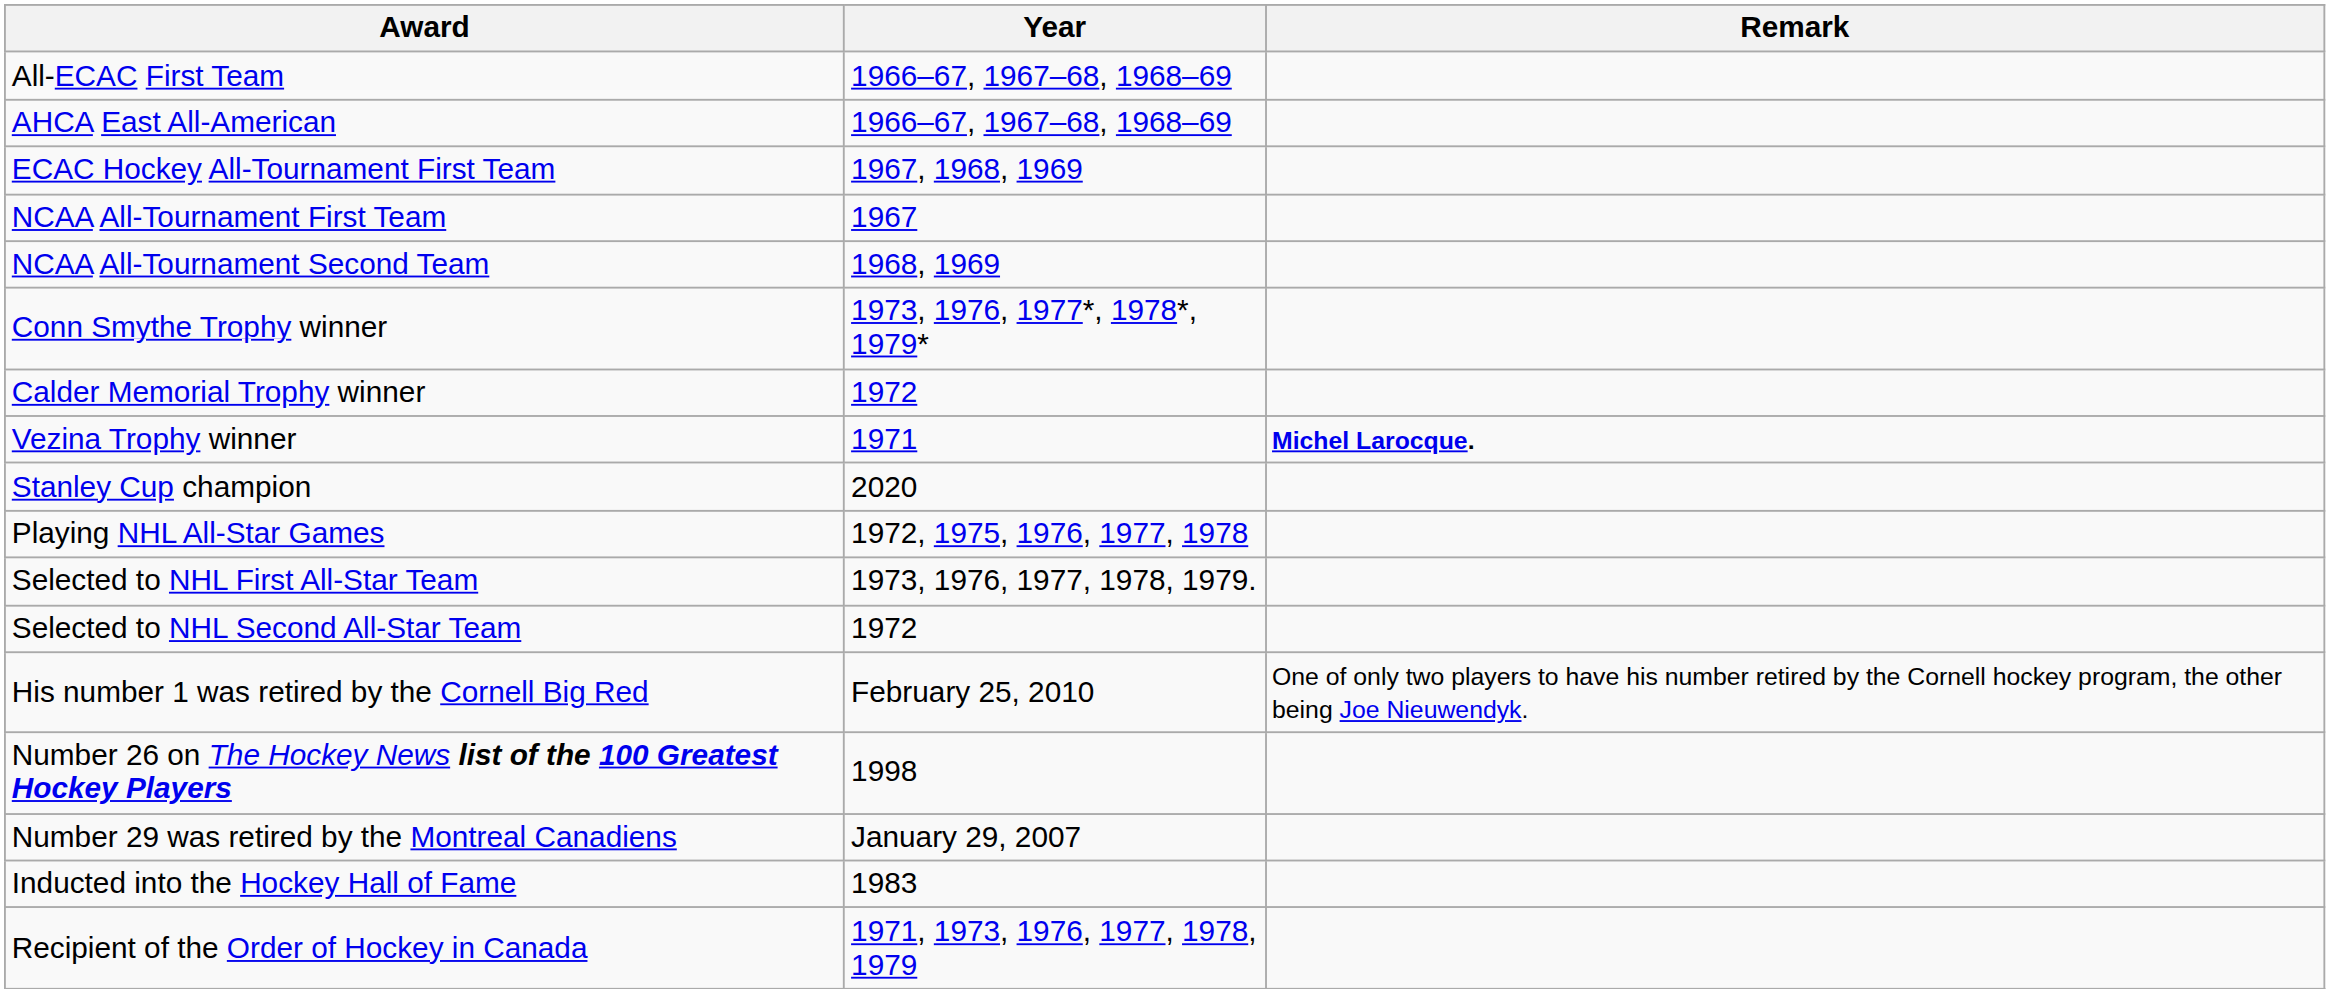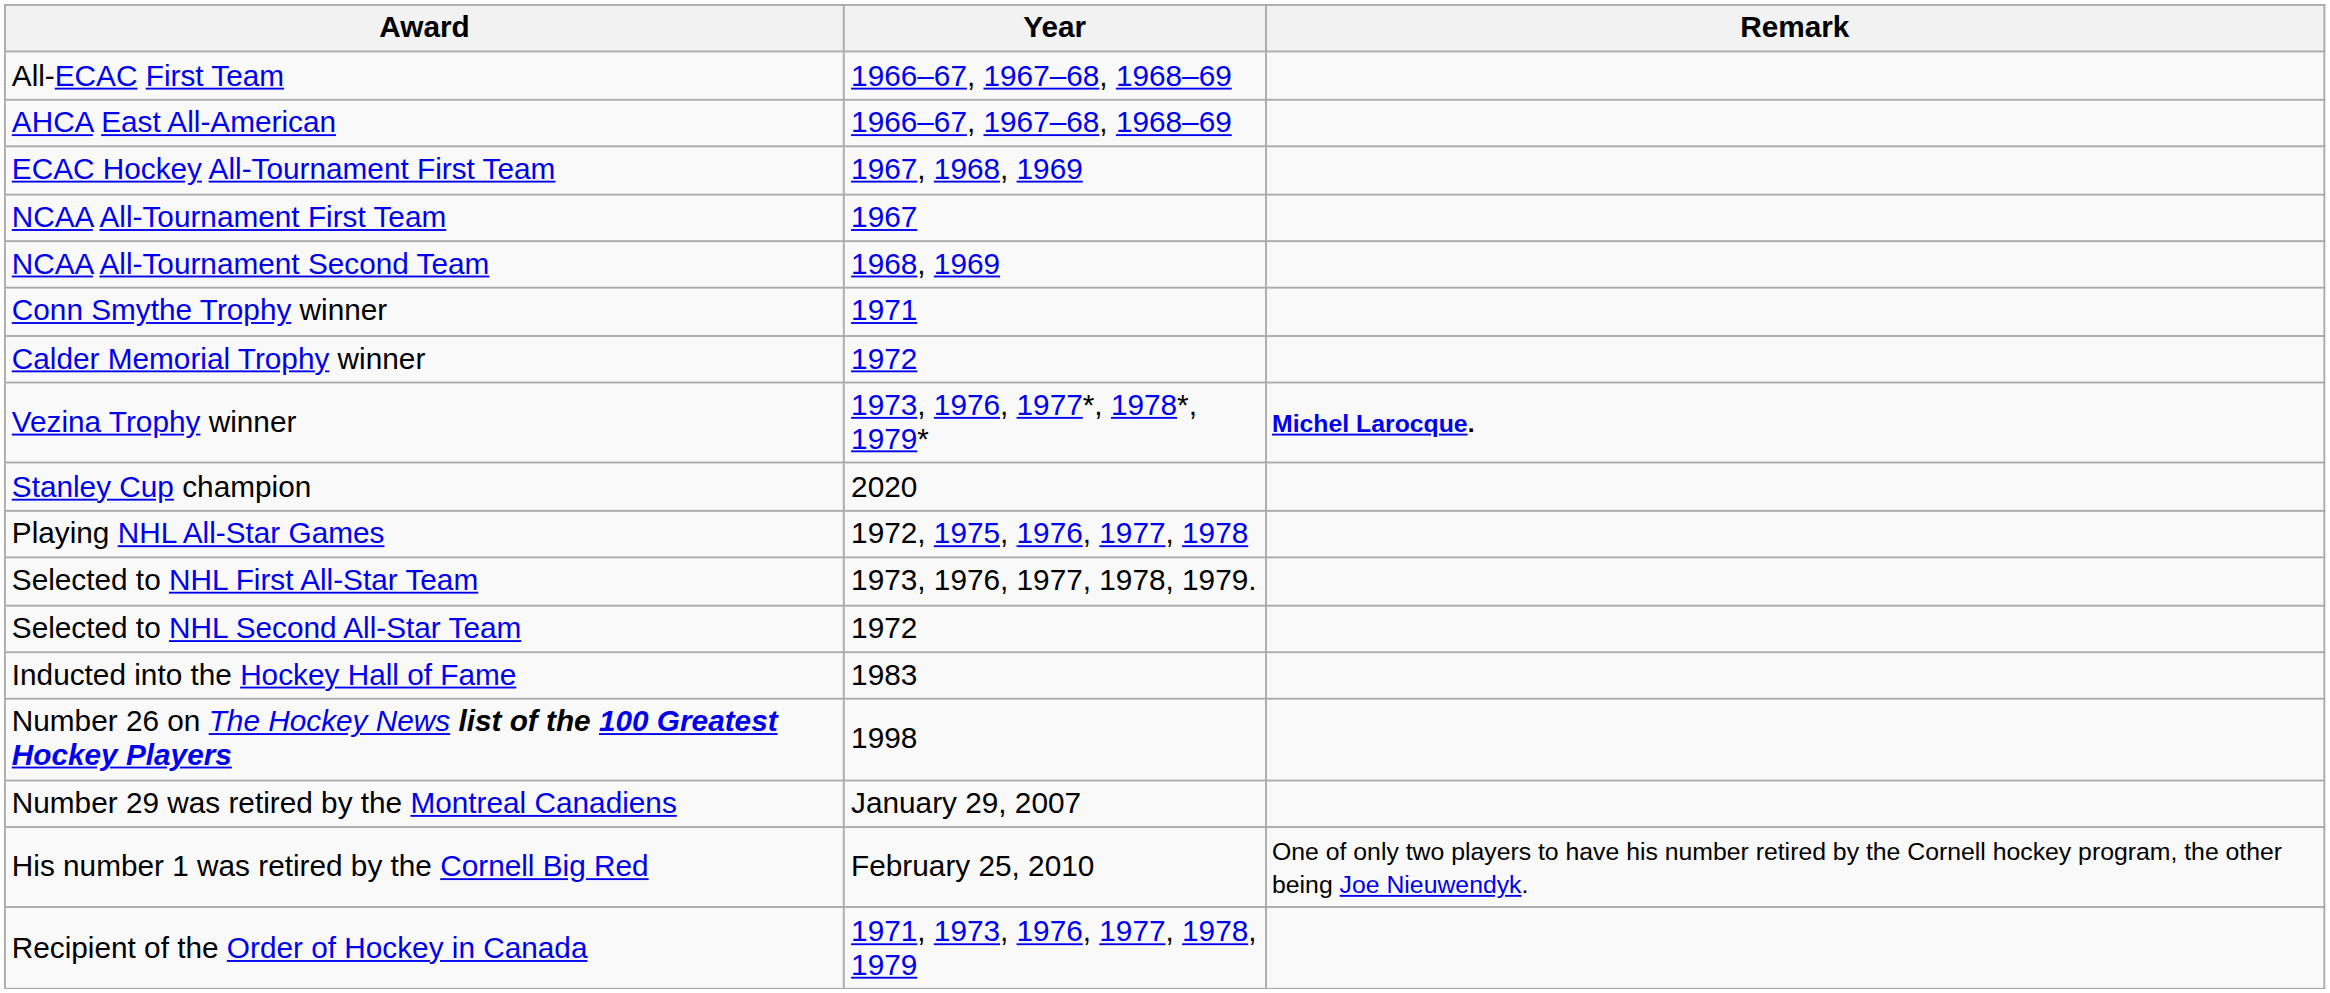(1024, 328) 1973, 1976, 1977*, 1978*, 1979* -> (884, 311) 1971
(884, 439) 1971 -> (1024, 422) 1973, 1976, 1977*, 1978*, 1979*
rows swapped: (264, 883) <-> (330, 691)
